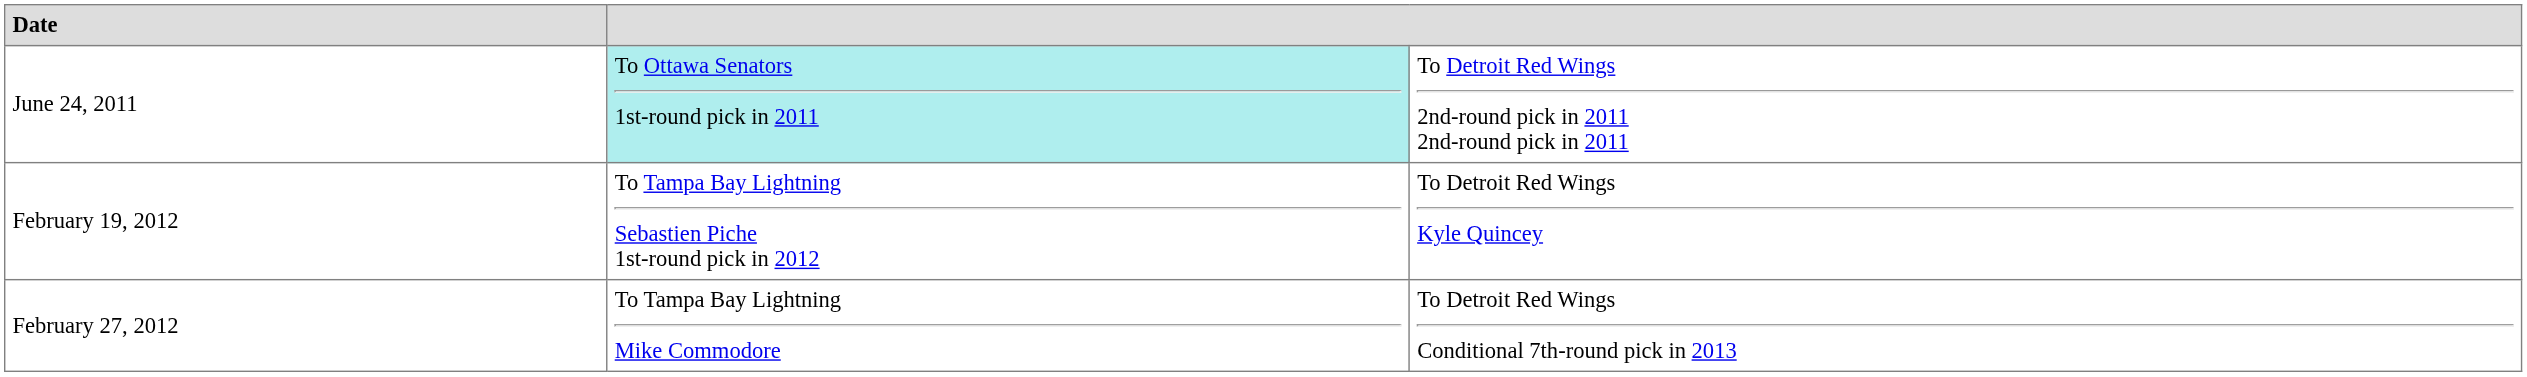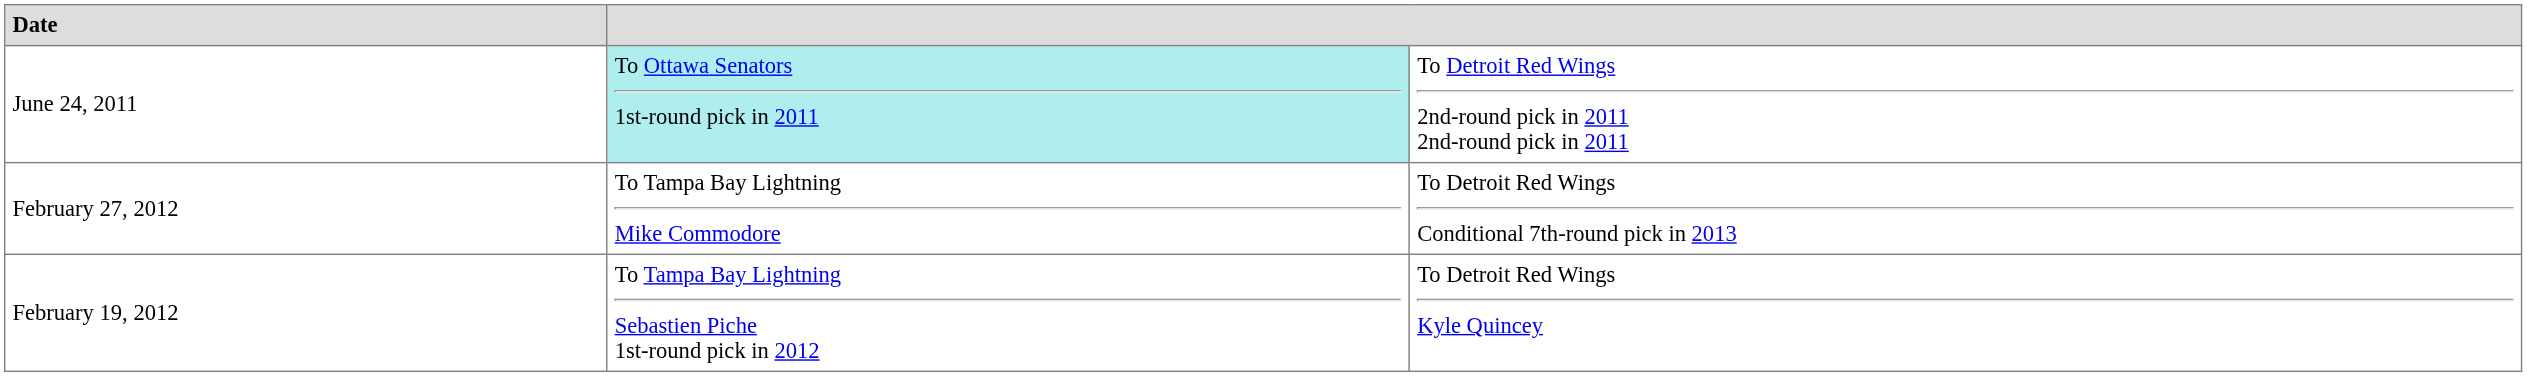rows swapped: (95, 220) <-> (95, 325)
